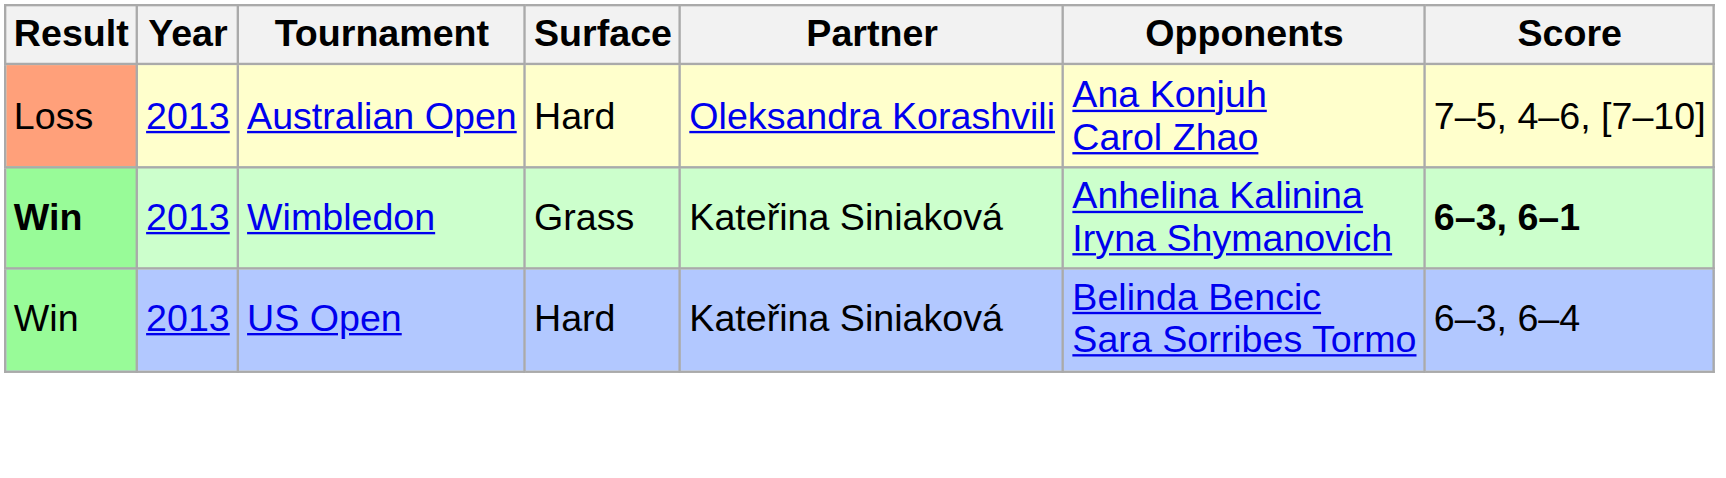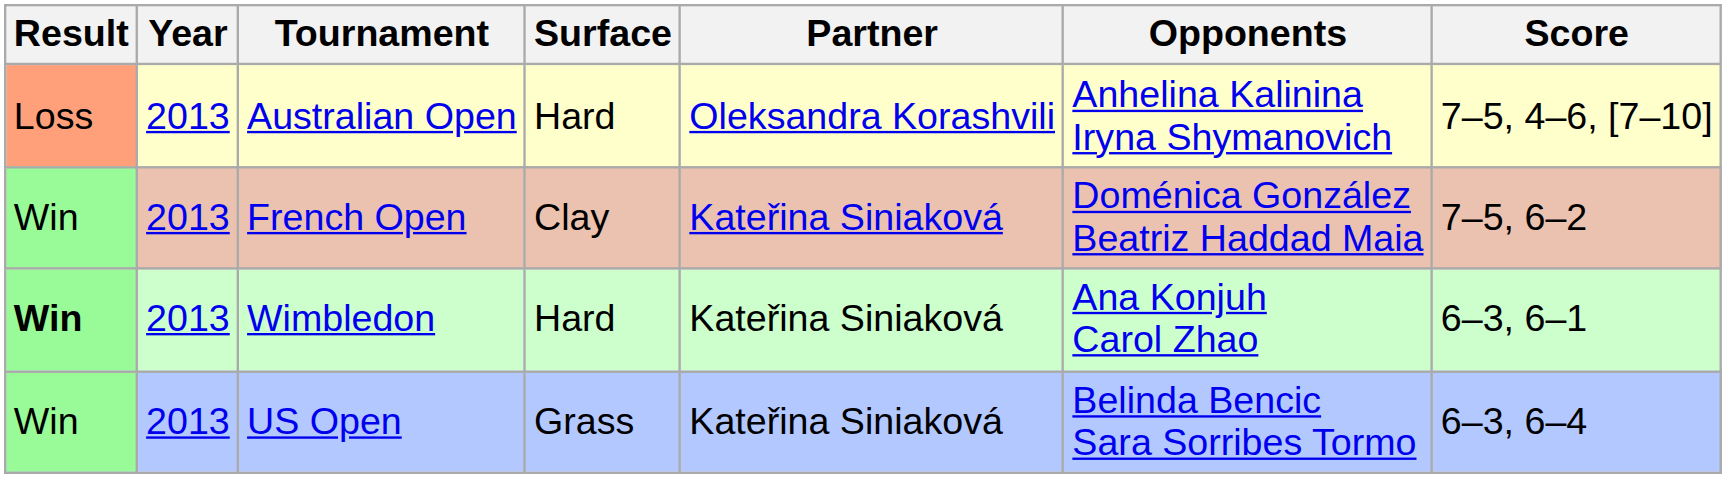(1170, 115) Ana Konjuh Carol Zhao -> (1232, 115) Anhelina Kalinina Iryna Shymanovich
+ row: (357, 217)
(584, 217) Grass -> (575, 318) Hard
(1232, 217) Anhelina Kalinina Iryna Shymanovich -> (1170, 318) Ana Konjuh Carol Zhao
(1507, 217) bold -> (1514, 318) normal
(575, 318) Hard -> (584, 420) Grass
